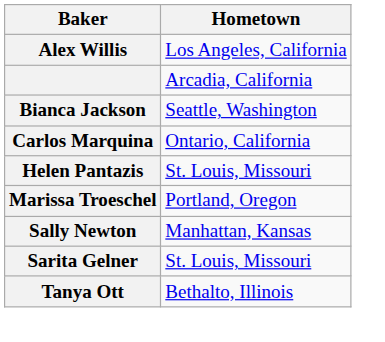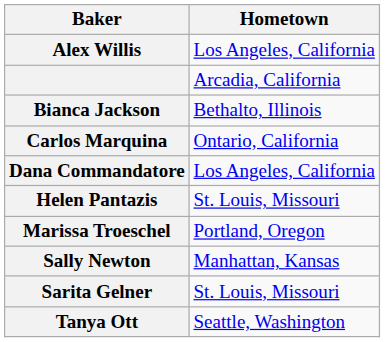(241, 110) Seattle, Washington -> (258, 110) Bethalto, Illinois
+ row: (97, 170)
(229, 291) Bethalto, Illinois -> (269, 321) Seattle, Washington
